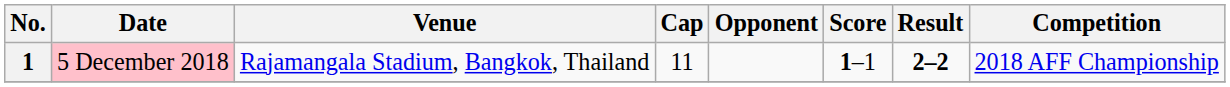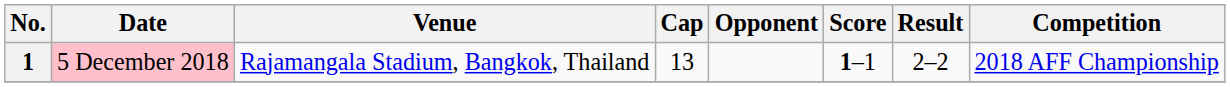(682, 61) 11 -> (682, 61) 13
(931, 61) bold -> (931, 61) normal
